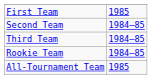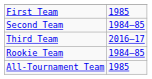(127, 39) 1984–85 -> (127, 39) 2016–17
